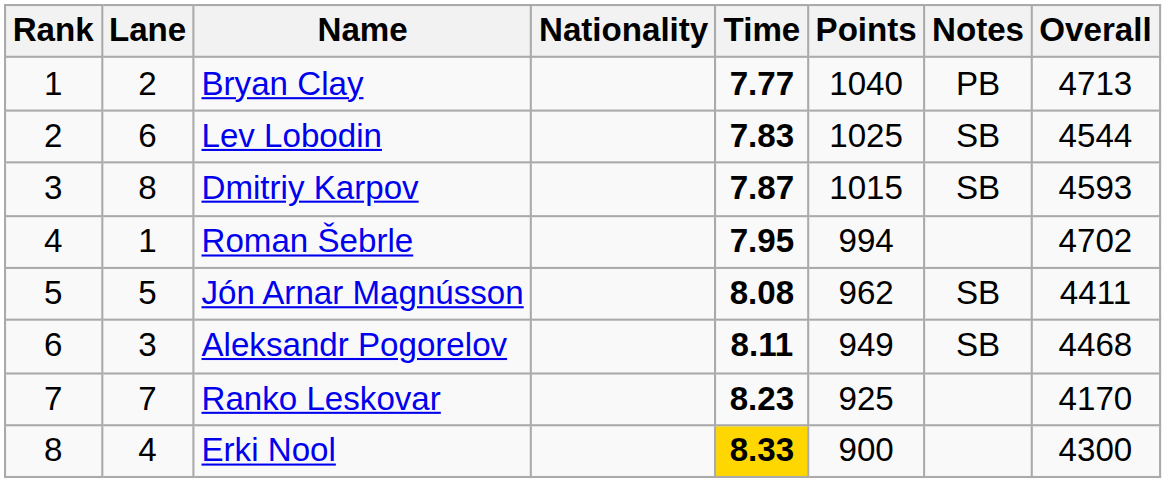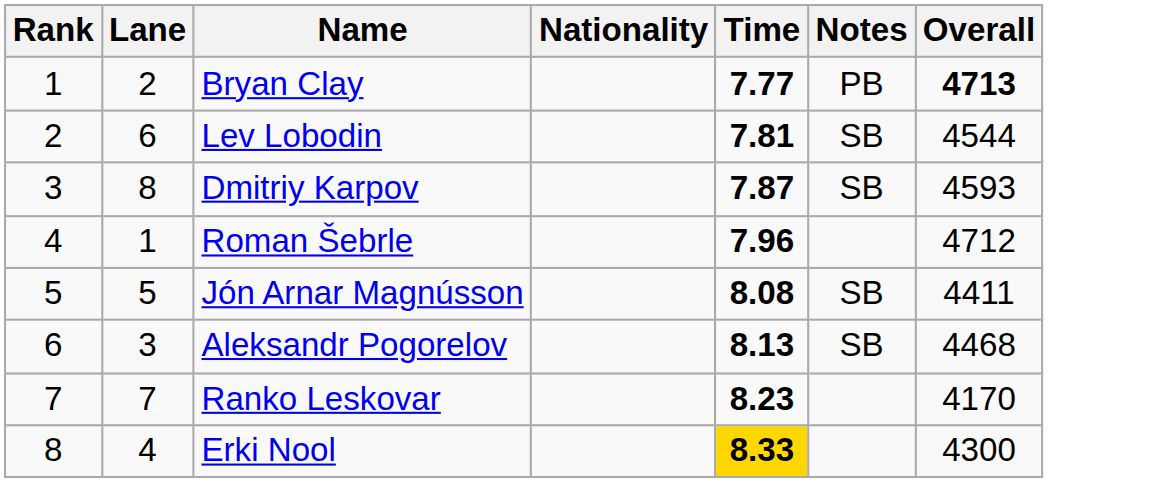- column: (866, 30)
(1095, 83) normal -> (979, 83) bold
(762, 135) 7.83 -> (762, 135) 7.81
(762, 240) 7.95 -> (762, 240) 7.96
(1095, 240) 4702 -> (979, 240) 4712
(762, 345) 8.11 -> (762, 345) 8.13
